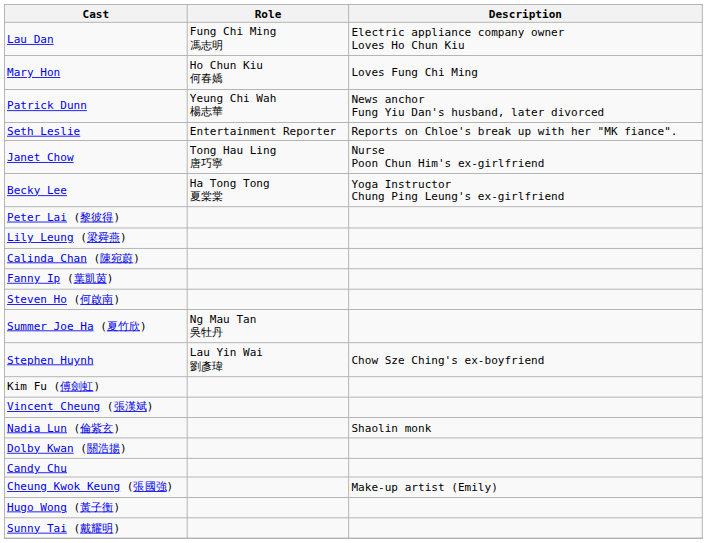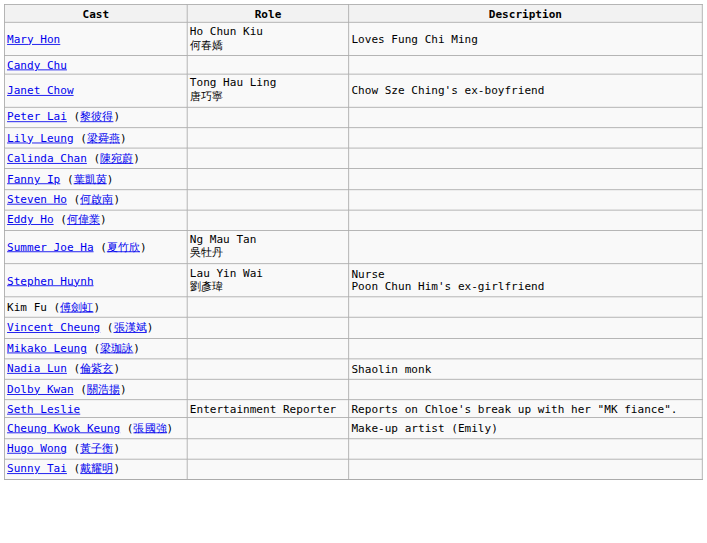- row: (30, 39)
- row: (47, 106)
rows swapped: (44, 131) <-> (37, 468)
(448, 157) Nurse Poon Chun Him's ex-girlfriend -> (448, 90) Chow Sze Ching's ex-boyfriend
- row: (37, 190)
+ row: (57, 220)
(448, 360) Chow Sze Ching's ex-boyfriend -> (448, 280) Nurse Poon Chun Him's ex-girlfriend
+ row: (74, 348)
